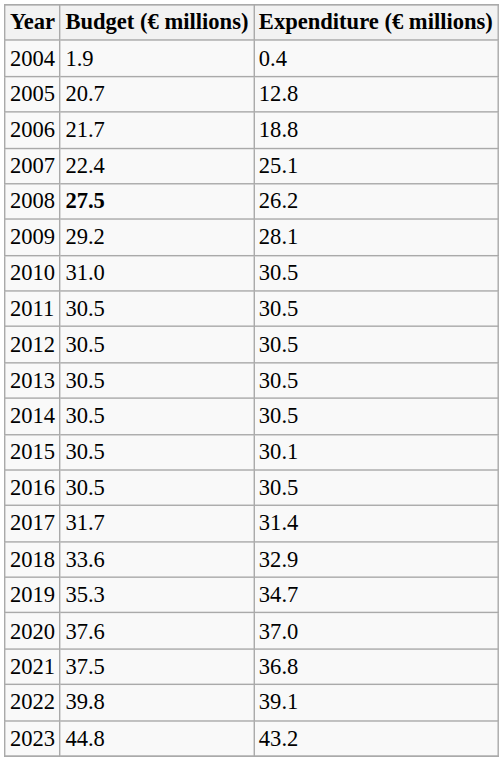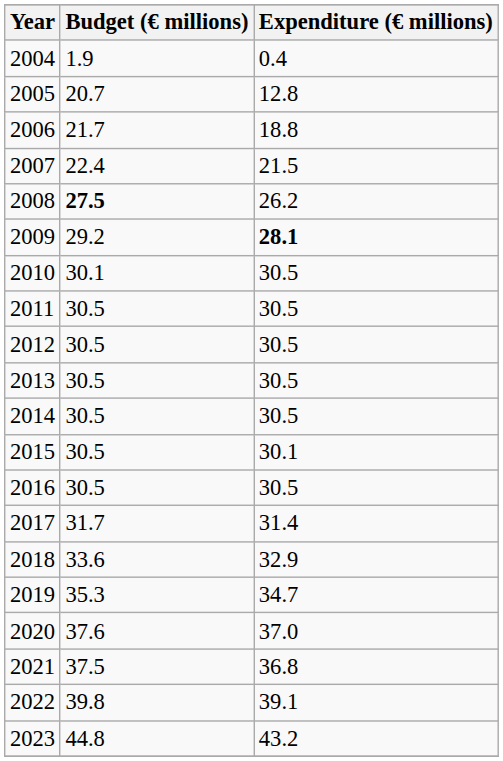(279, 165) 25.1 -> (279, 165) 21.5
(279, 237) normal -> (279, 237) bold
(85, 272) 31.0 -> (85, 272) 30.1
